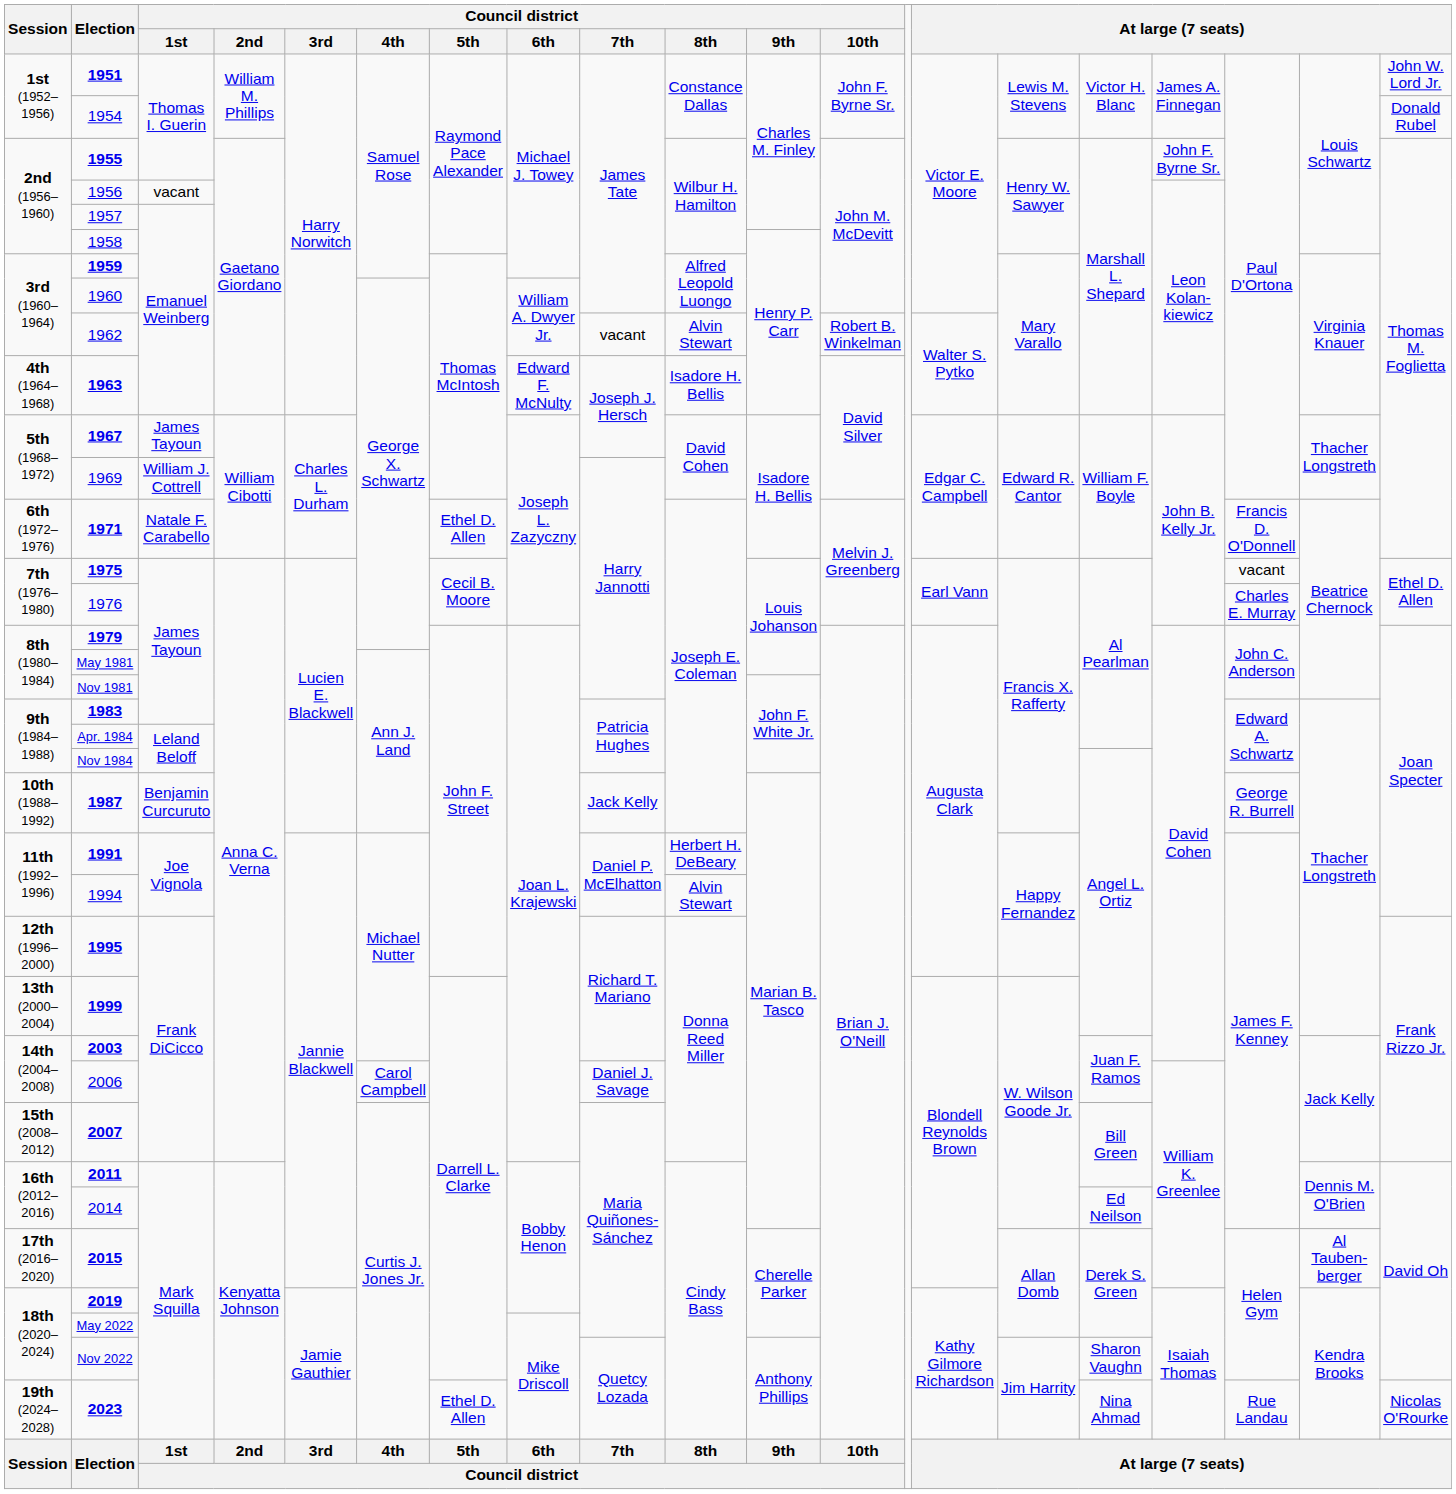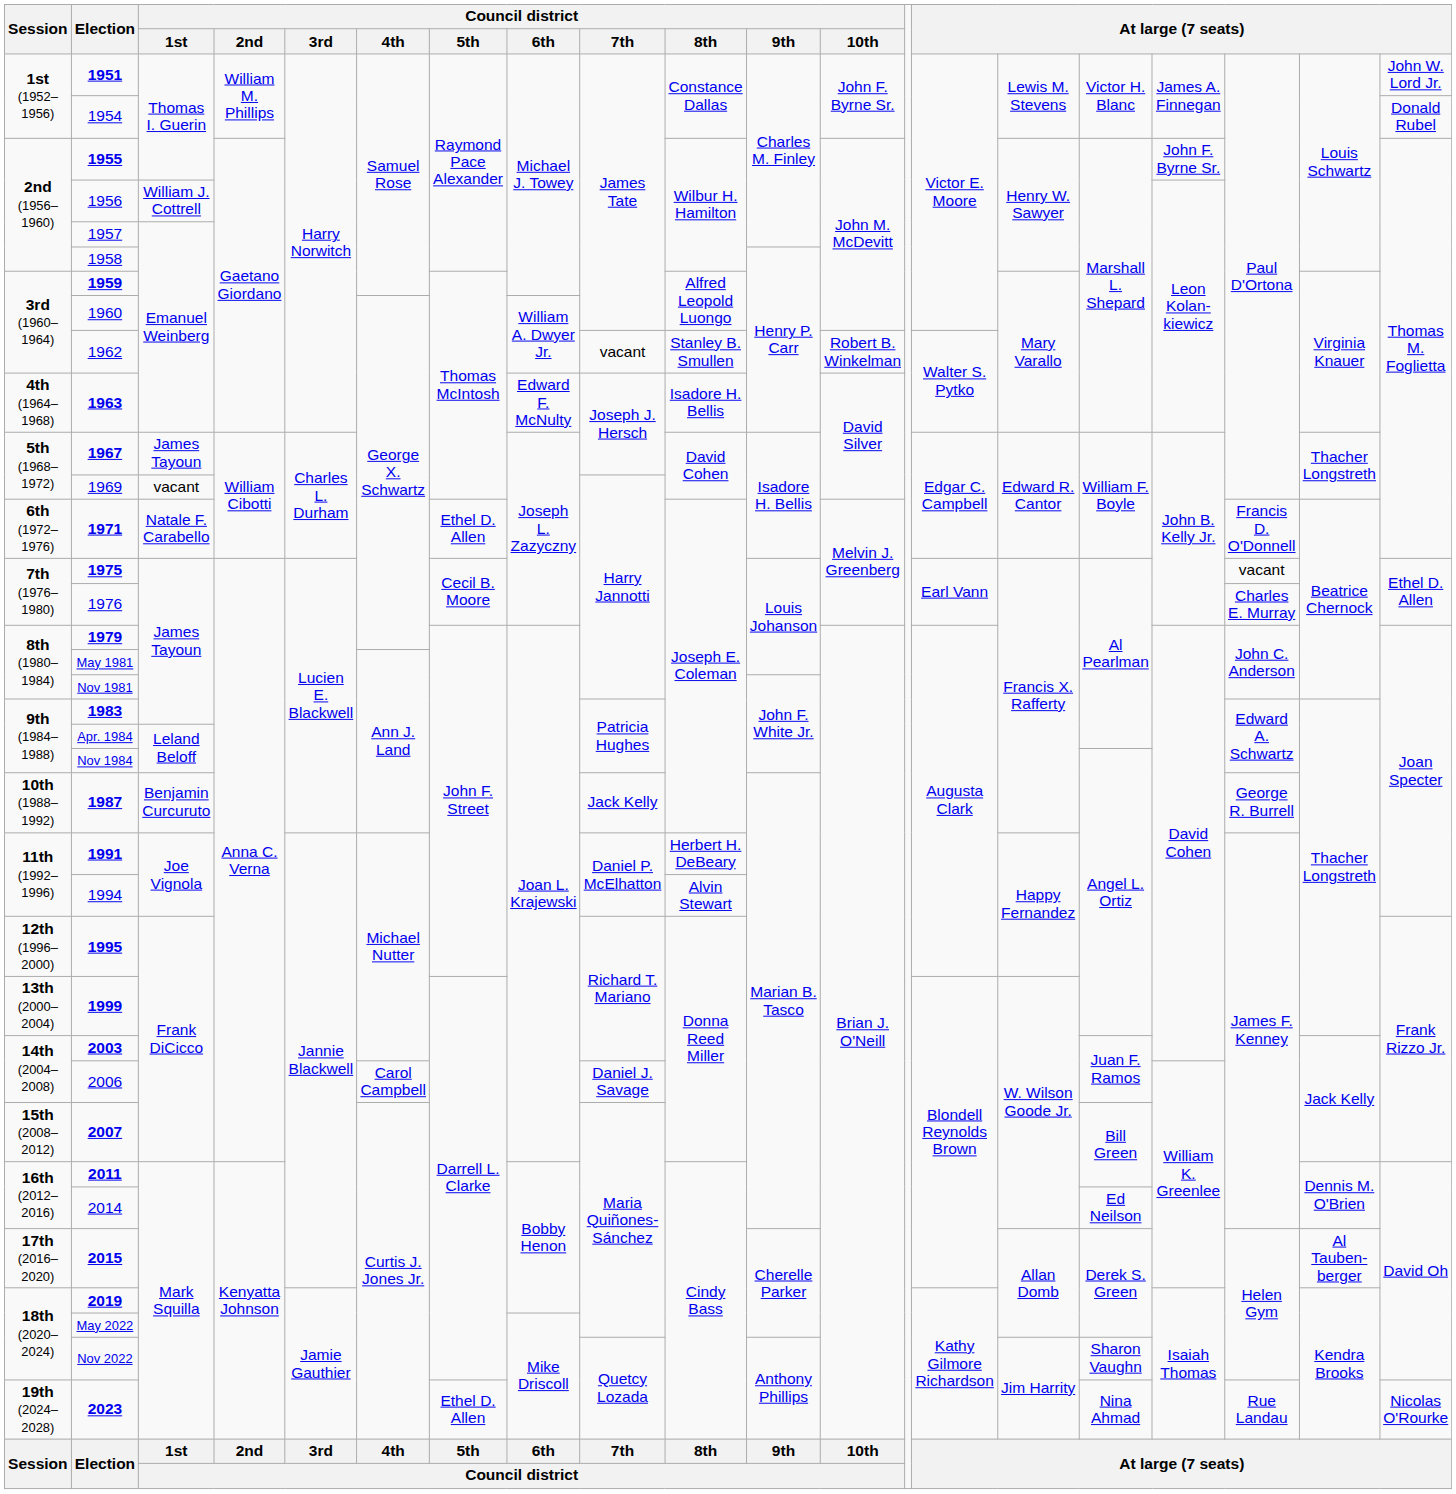(176, 192) vacant -> (176, 200) William J. Cottrell
(706, 334) Alvin Stewart -> (706, 351) Stanley B. Smullen
(176, 478) William J. Cottrell -> (176, 486) vacant
